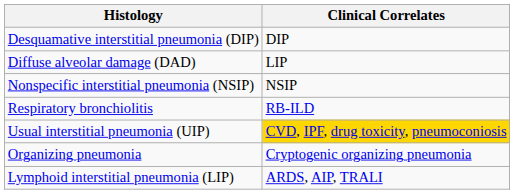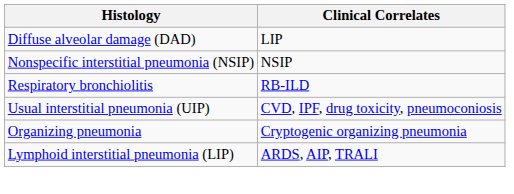- row: (133, 39)
(386, 131) gold background -> (381, 108) no background
